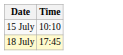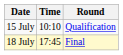+ column: (91, 12)
